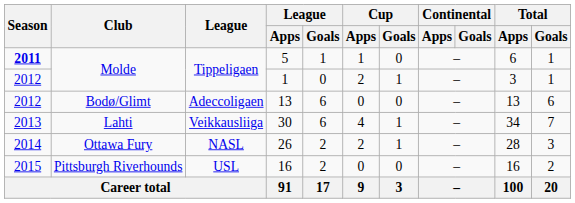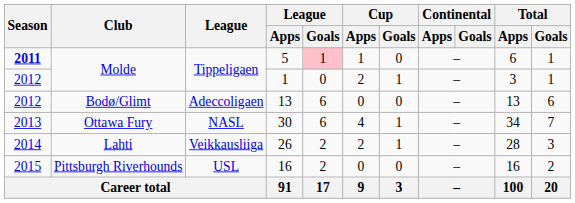(323, 58) no background -> (323, 58) pink background
(118, 123) Lahti -> (118, 123) Ottawa Fury
(226, 123) Veikkausliiga -> (226, 123) NASL
(118, 144) Ottawa Fury -> (118, 144) Lahti
(226, 144) NASL -> (226, 144) Veikkausliiga
